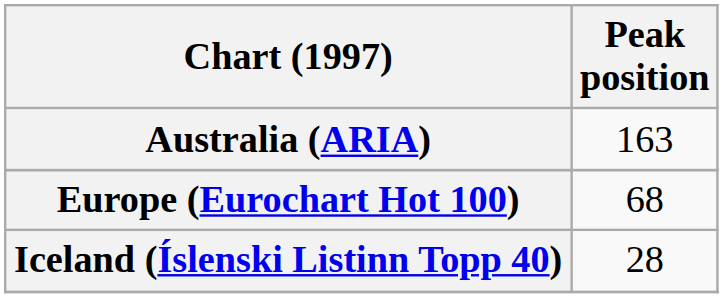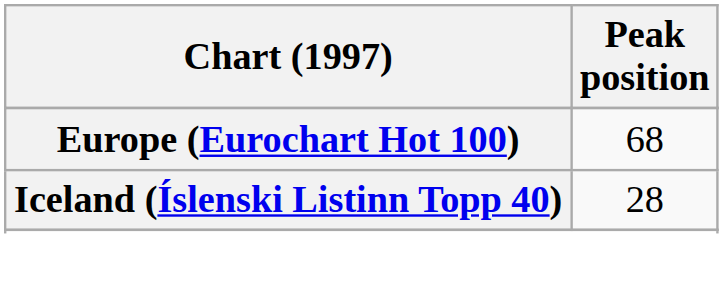- row: (288, 138)
